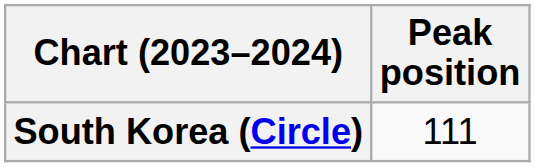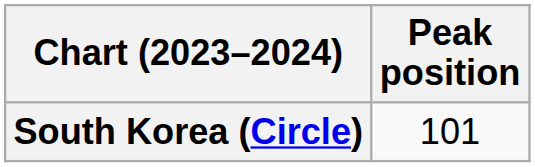(450, 131) 111 -> (450, 131) 101
